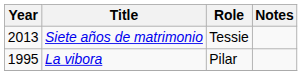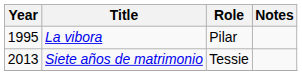rows swapped: (74, 59) <-> (124, 37)
